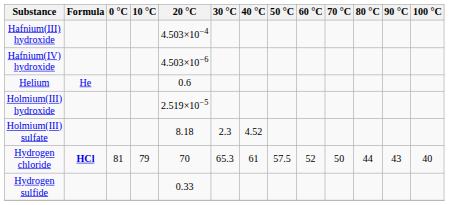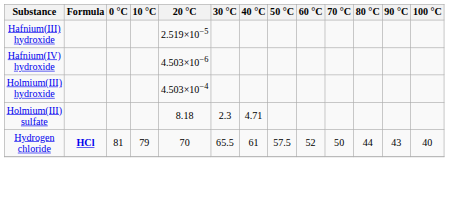(185, 34) 4.503×10−4 -> (185, 34) 2.519×10−5
- row: (34, 83)
(185, 104) 2.519×10−5 -> (185, 88) 4.503×10−4
(253, 132) 4.52 -> (253, 116) 4.71
(225, 159) 65.3 -> (225, 143) 65.5
- row: (34, 186)
